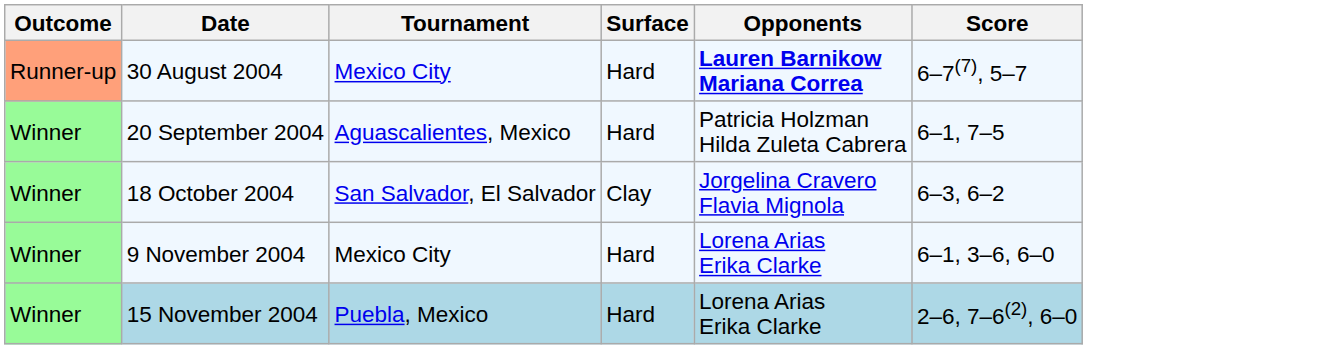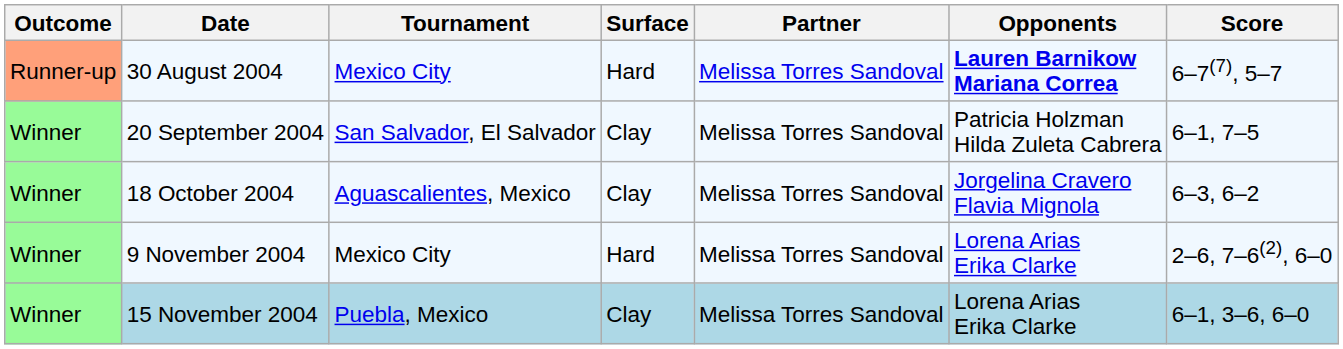+ column: (821, 23)
(453, 132) Aguascalientes, Mexico -> (465, 132) San Salvador, El Salvador
(631, 132) Hard -> (629, 132) Clay
(465, 192) San Salvador, El Salvador -> (453, 192) Aguascalientes, Mexico
(986, 253) 6–1, 3–6, 6–0 -> (1252, 253) 2–6, 7–6(2), 6–0
(631, 314) Hard -> (629, 314) Clay
(997, 314) 2–6, 7–6(2), 6–0 -> (1241, 314) 6–1, 3–6, 6–0
